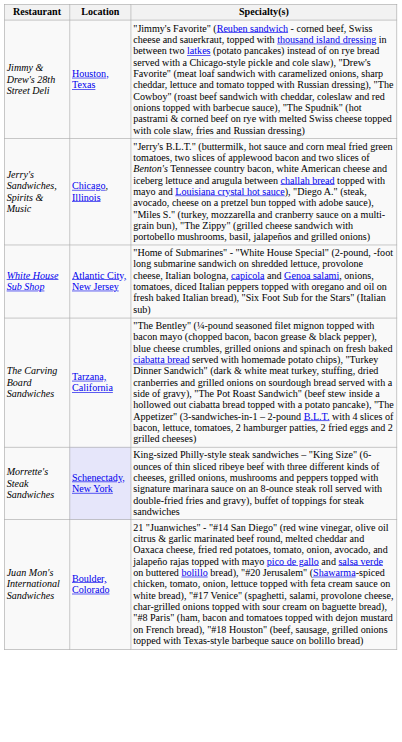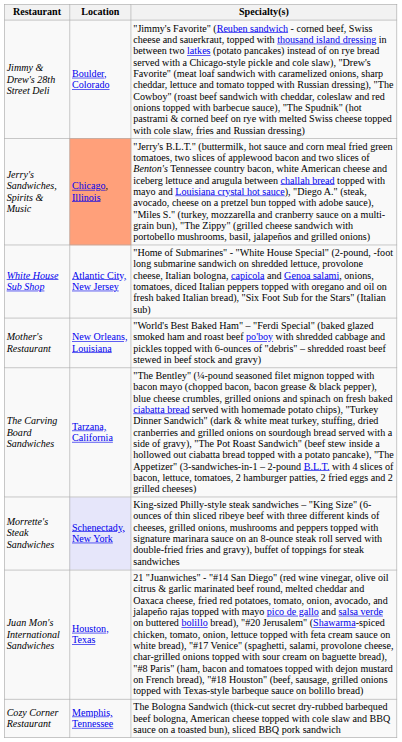(90, 79) Houston, Texas -> (91, 79) Boulder, Colorado
(90, 191) no background -> (90, 191) lightsalmon background
+ row: (29, 342)
(91, 584) Boulder, Colorado -> (90, 634) Houston, Texas
+ row: (33, 718)
